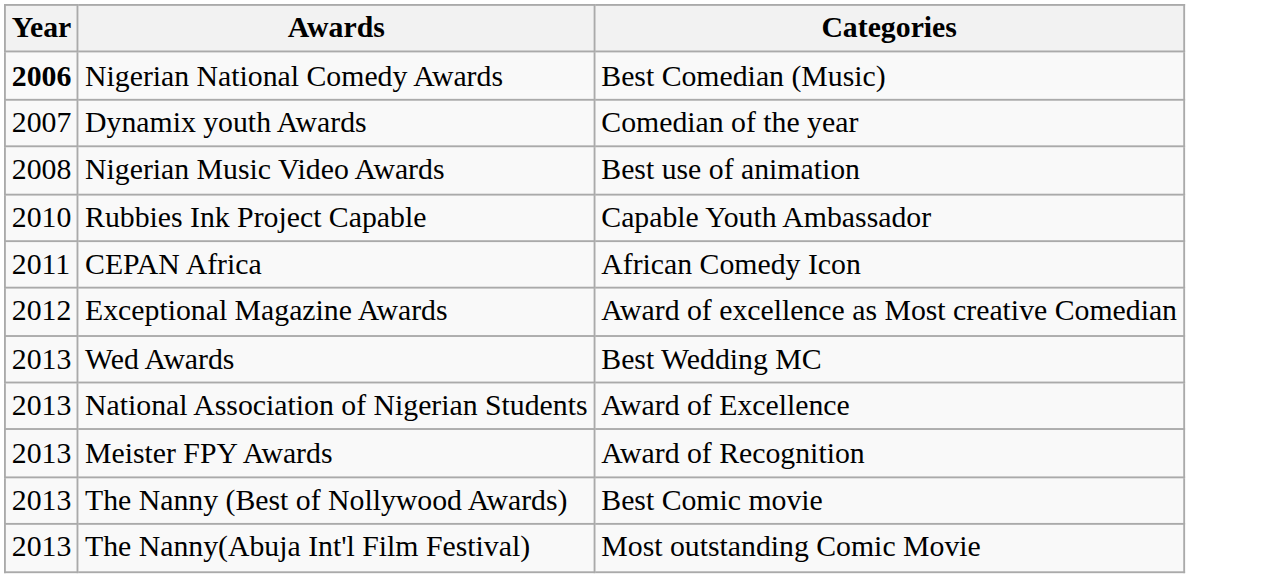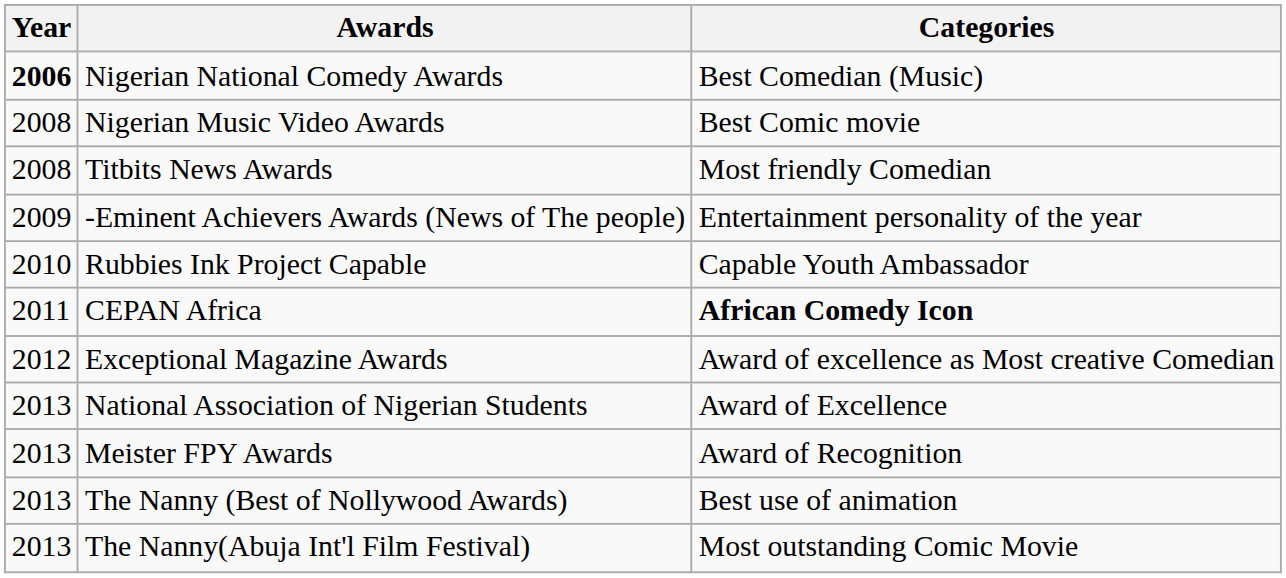- row: (226, 122)
(731, 169) Best use of animation -> (810, 122) Best Comic movie
+ row: (209, 169)
+ row: (385, 216)
(731, 264) normal -> (836, 311) bold
- row: (160, 358)
(712, 500) Best Comic movie -> (828, 500) Best use of animation
